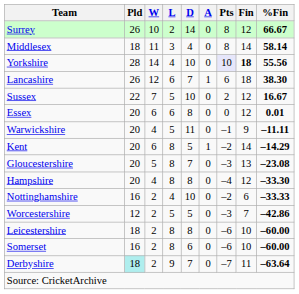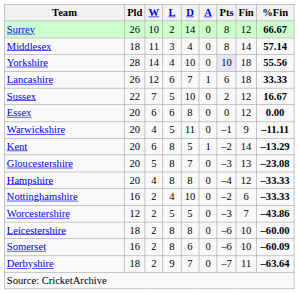(275, 46) 58.14 -> (275, 46) 57.14
(246, 63) bold -> (246, 63) normal
(275, 79) 38.30 -> (275, 79) 33.33
(275, 113) 0.01 -> (275, 113) 0.00
(275, 146) –14.29 -> (275, 146) –13.29
(275, 180) –33.30 -> (275, 180) –33.33
(275, 213) –42.86 -> (275, 213) –43.86
(275, 247) –60.00 -> (275, 247) –60.09
(135, 264) paleturquoise background -> (135, 264) no background
